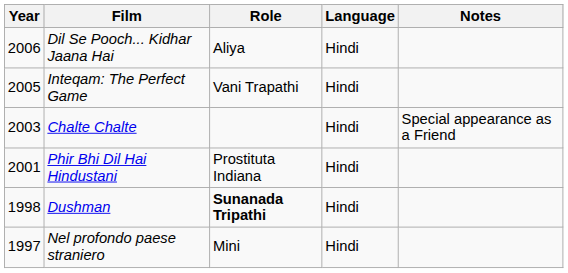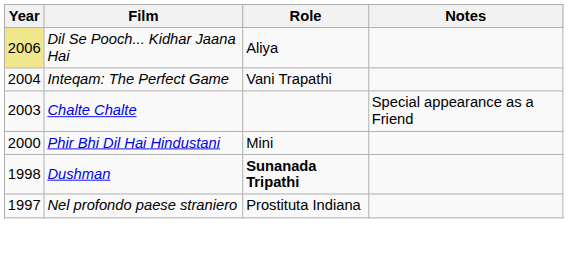- column: (360, 16)
(24, 47) no background -> (24, 47) khaki background
(24, 87) 2005 -> (24, 79) 2004
(24, 167) 2001 -> (24, 142) 2000
(244, 167) Prostituta Indiana -> (260, 142) Mini
(226, 247) Mini -> (303, 205) Prostituta Indiana
